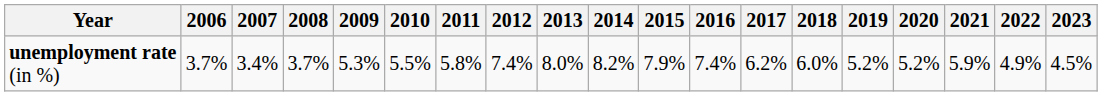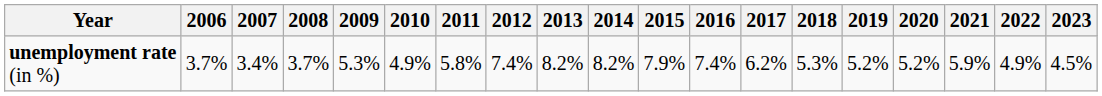(410, 63) 5.5% -> (410, 63) 4.9%
(563, 63) 8.0% -> (563, 63) 8.2%
(817, 63) 6.0% -> (817, 63) 5.3%
